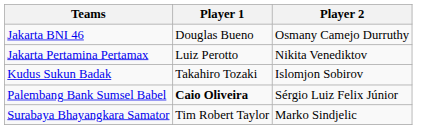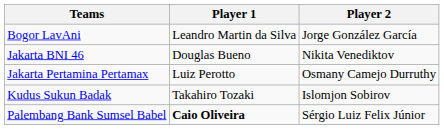+ row: (44, 34)
(342, 34) Osmany Camejo Durruthy -> (348, 54) Nikita Venediktov
(321, 54) Nikita Venediktov -> (369, 74) Osmany Camejo Durruthy
- row: (88, 114)
